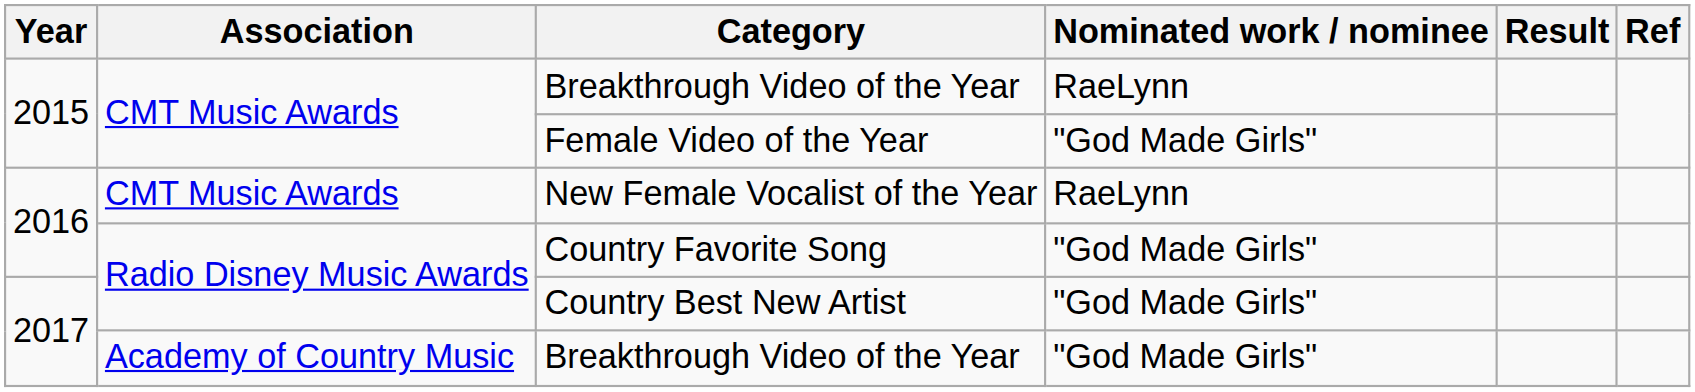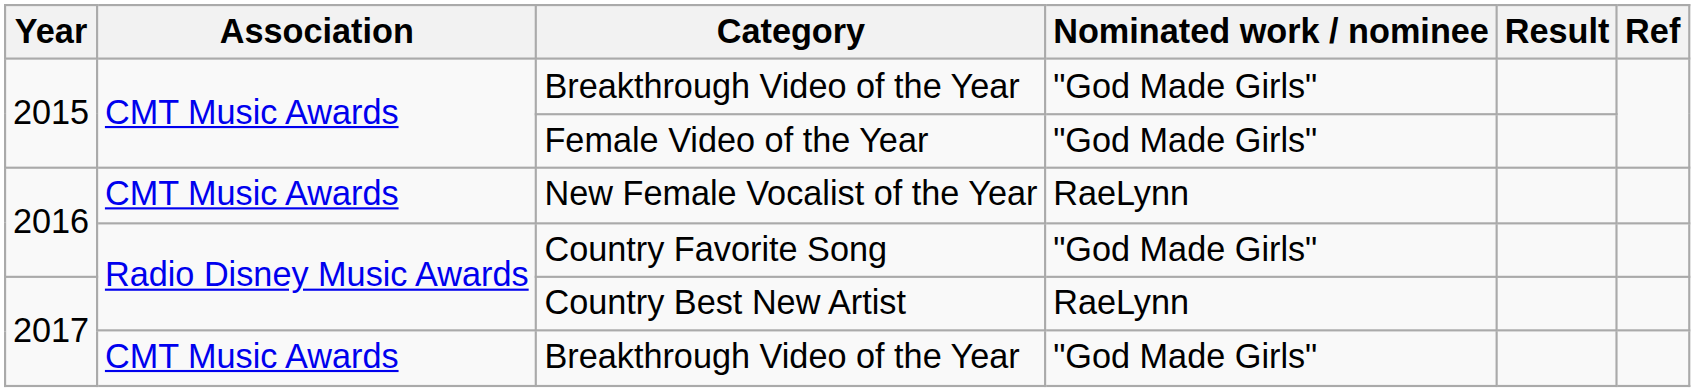(1121, 85) RaeLynn -> (1185, 85) "God Made Girls"
(1185, 303) "God Made Girls" -> (1121, 303) RaeLynn
(309, 357) Academy of Country Music -> (252, 357) CMT Music Awards
